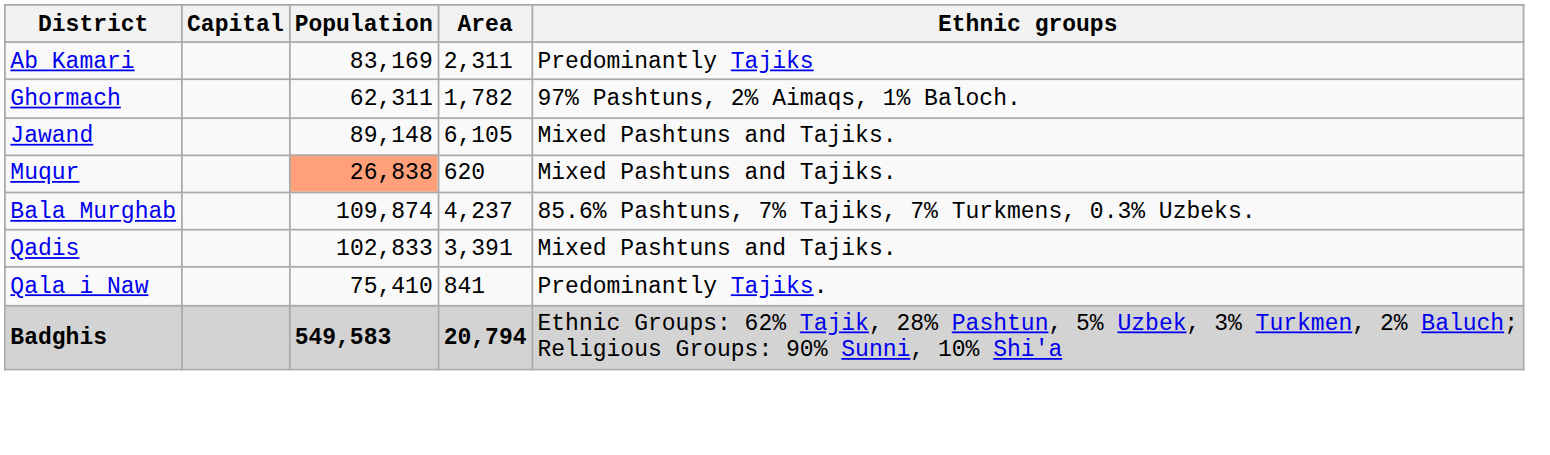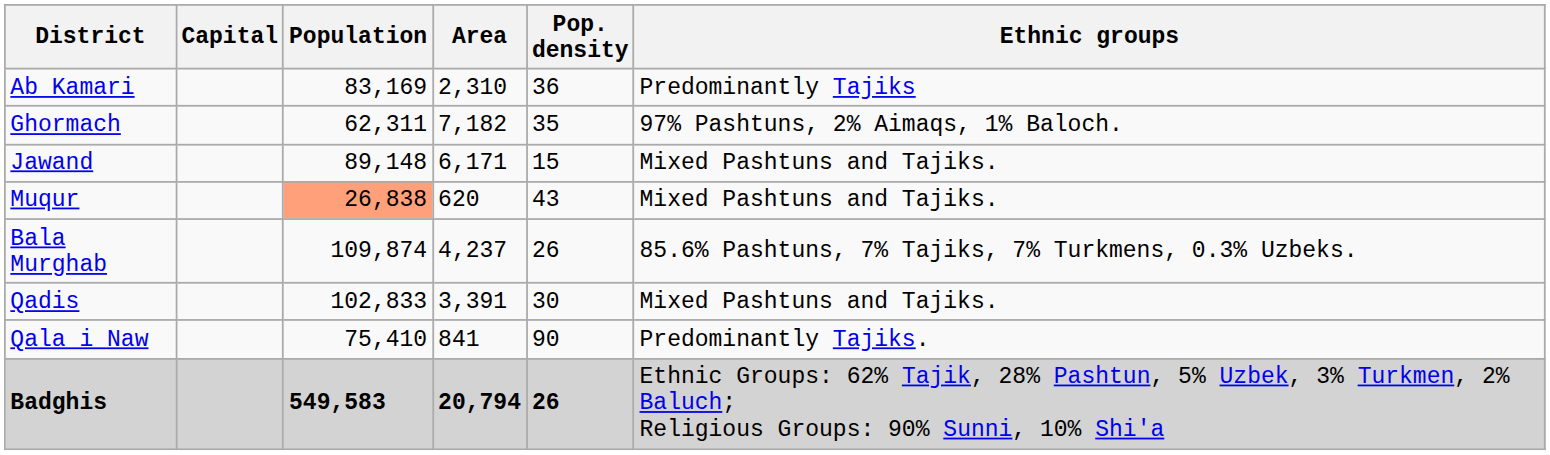+ column: (580, 37)
(478, 61) 2,311 -> (473, 88) 2,310
(478, 99) 1,782 -> (473, 125) 7,182
(478, 136) 6,105 -> (473, 163) 6,171
